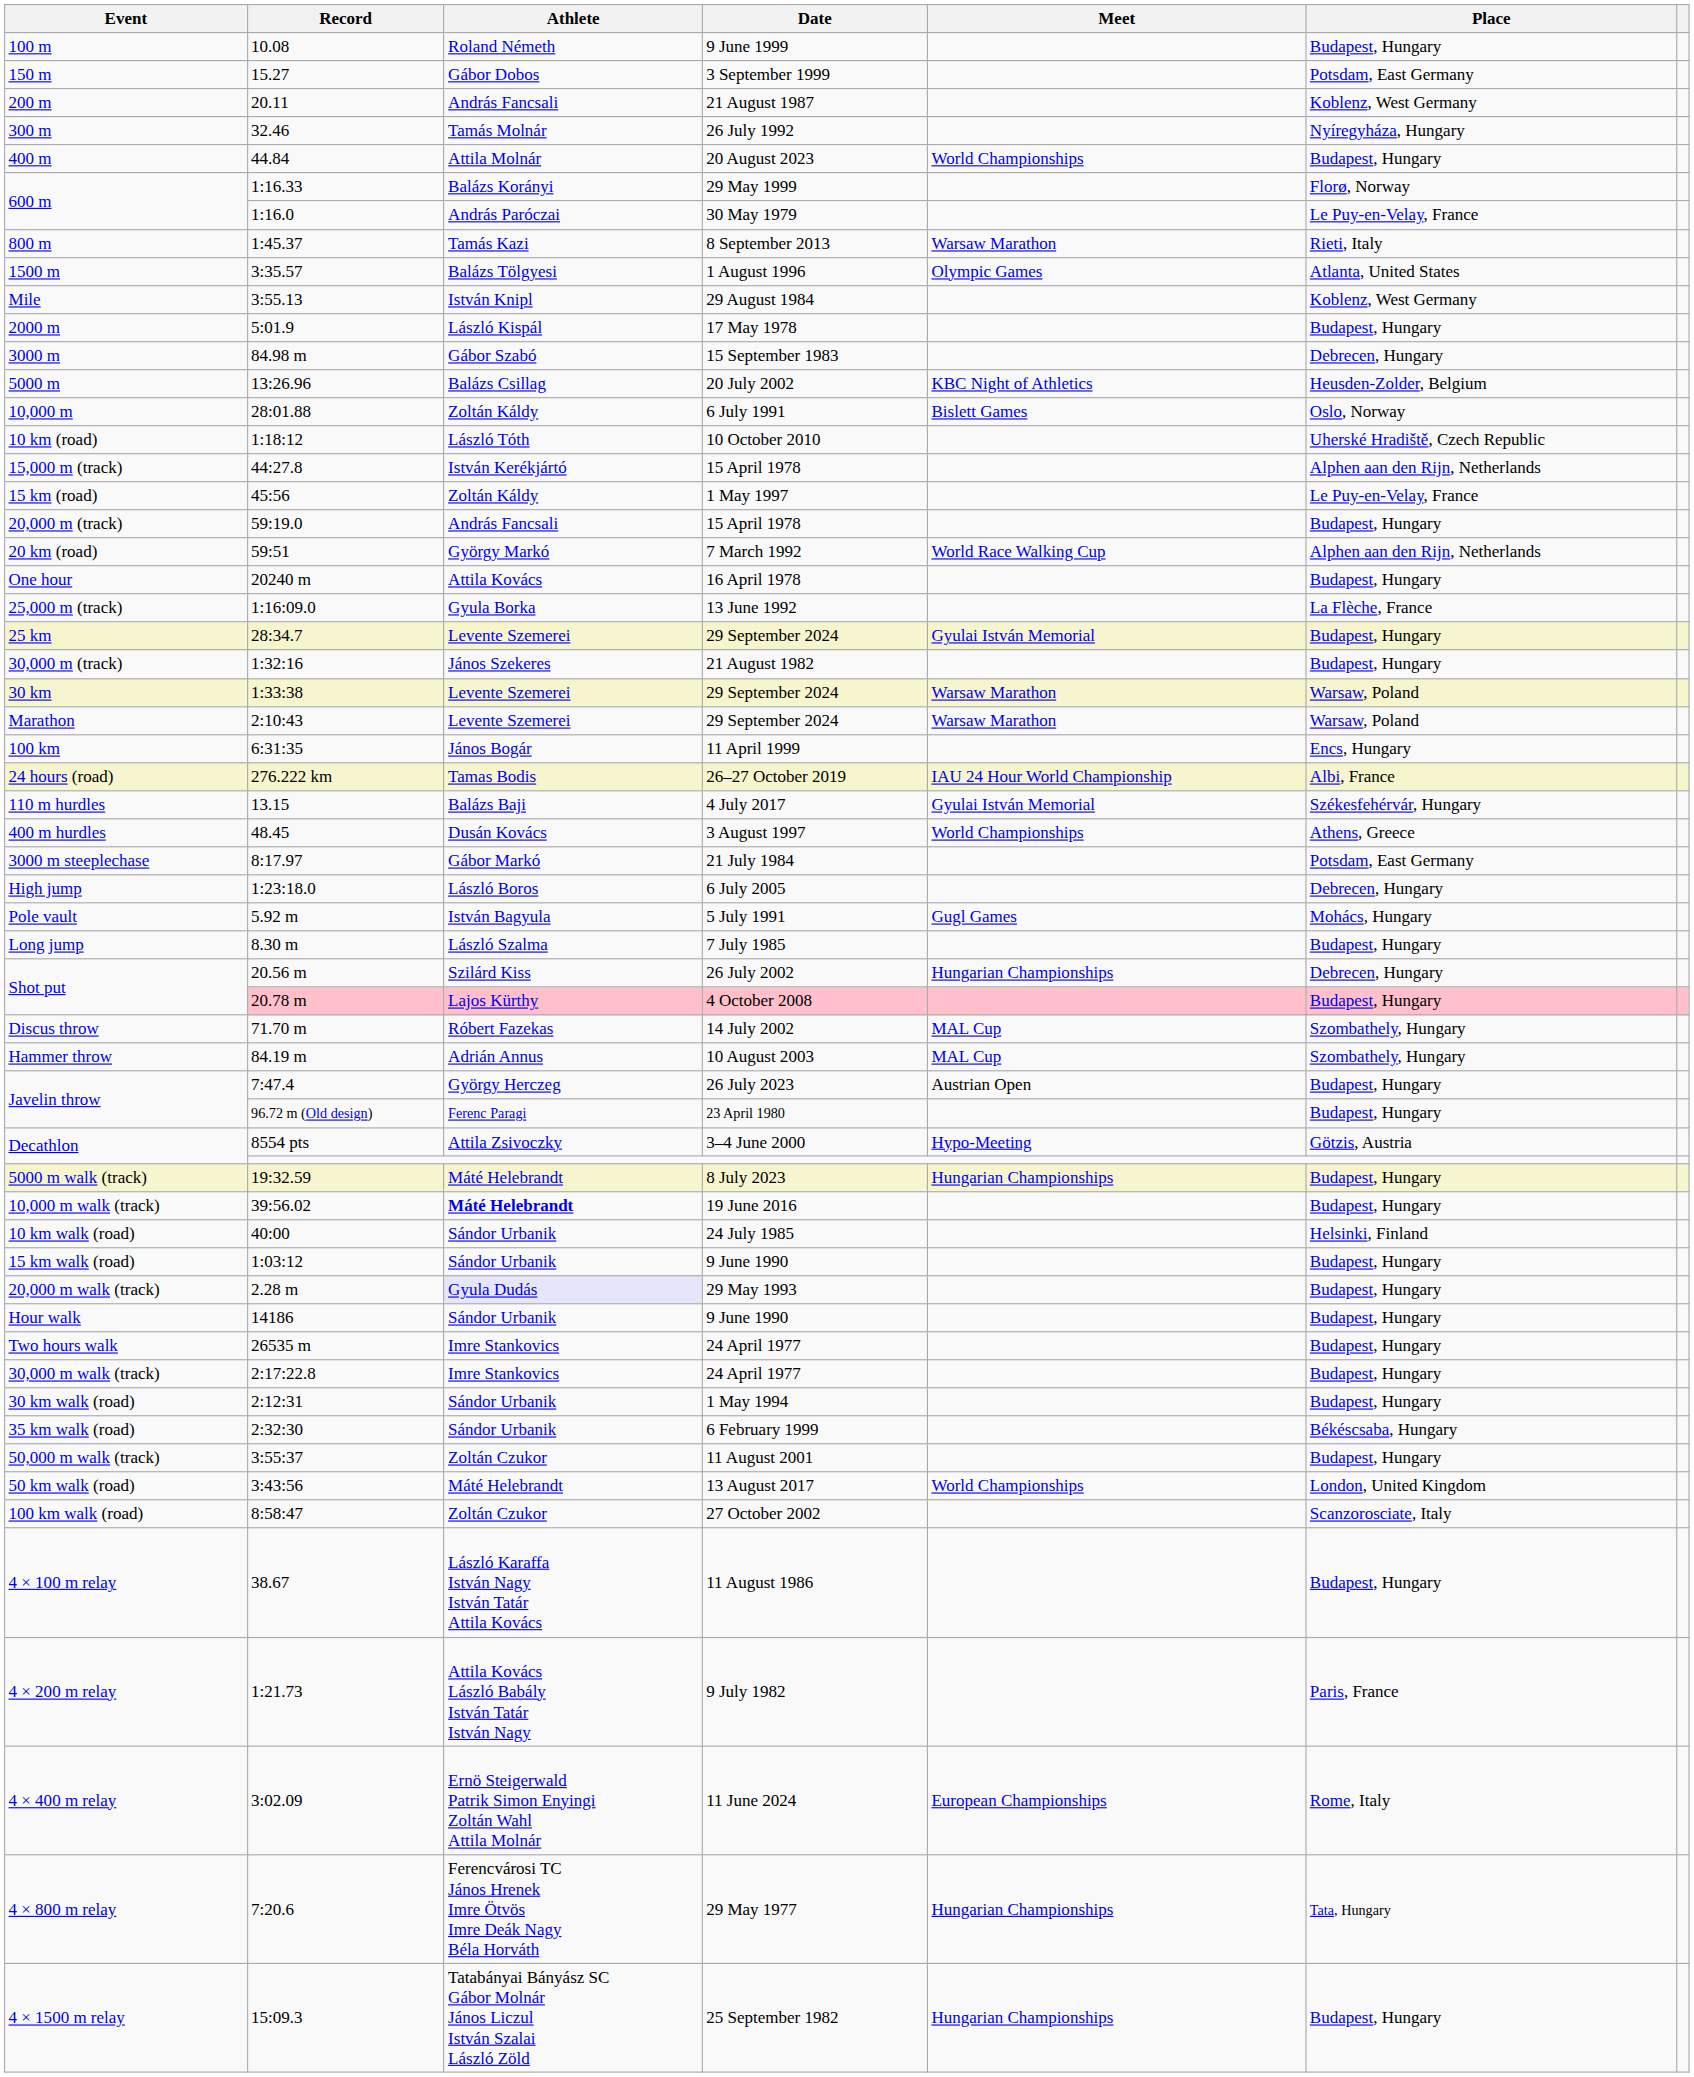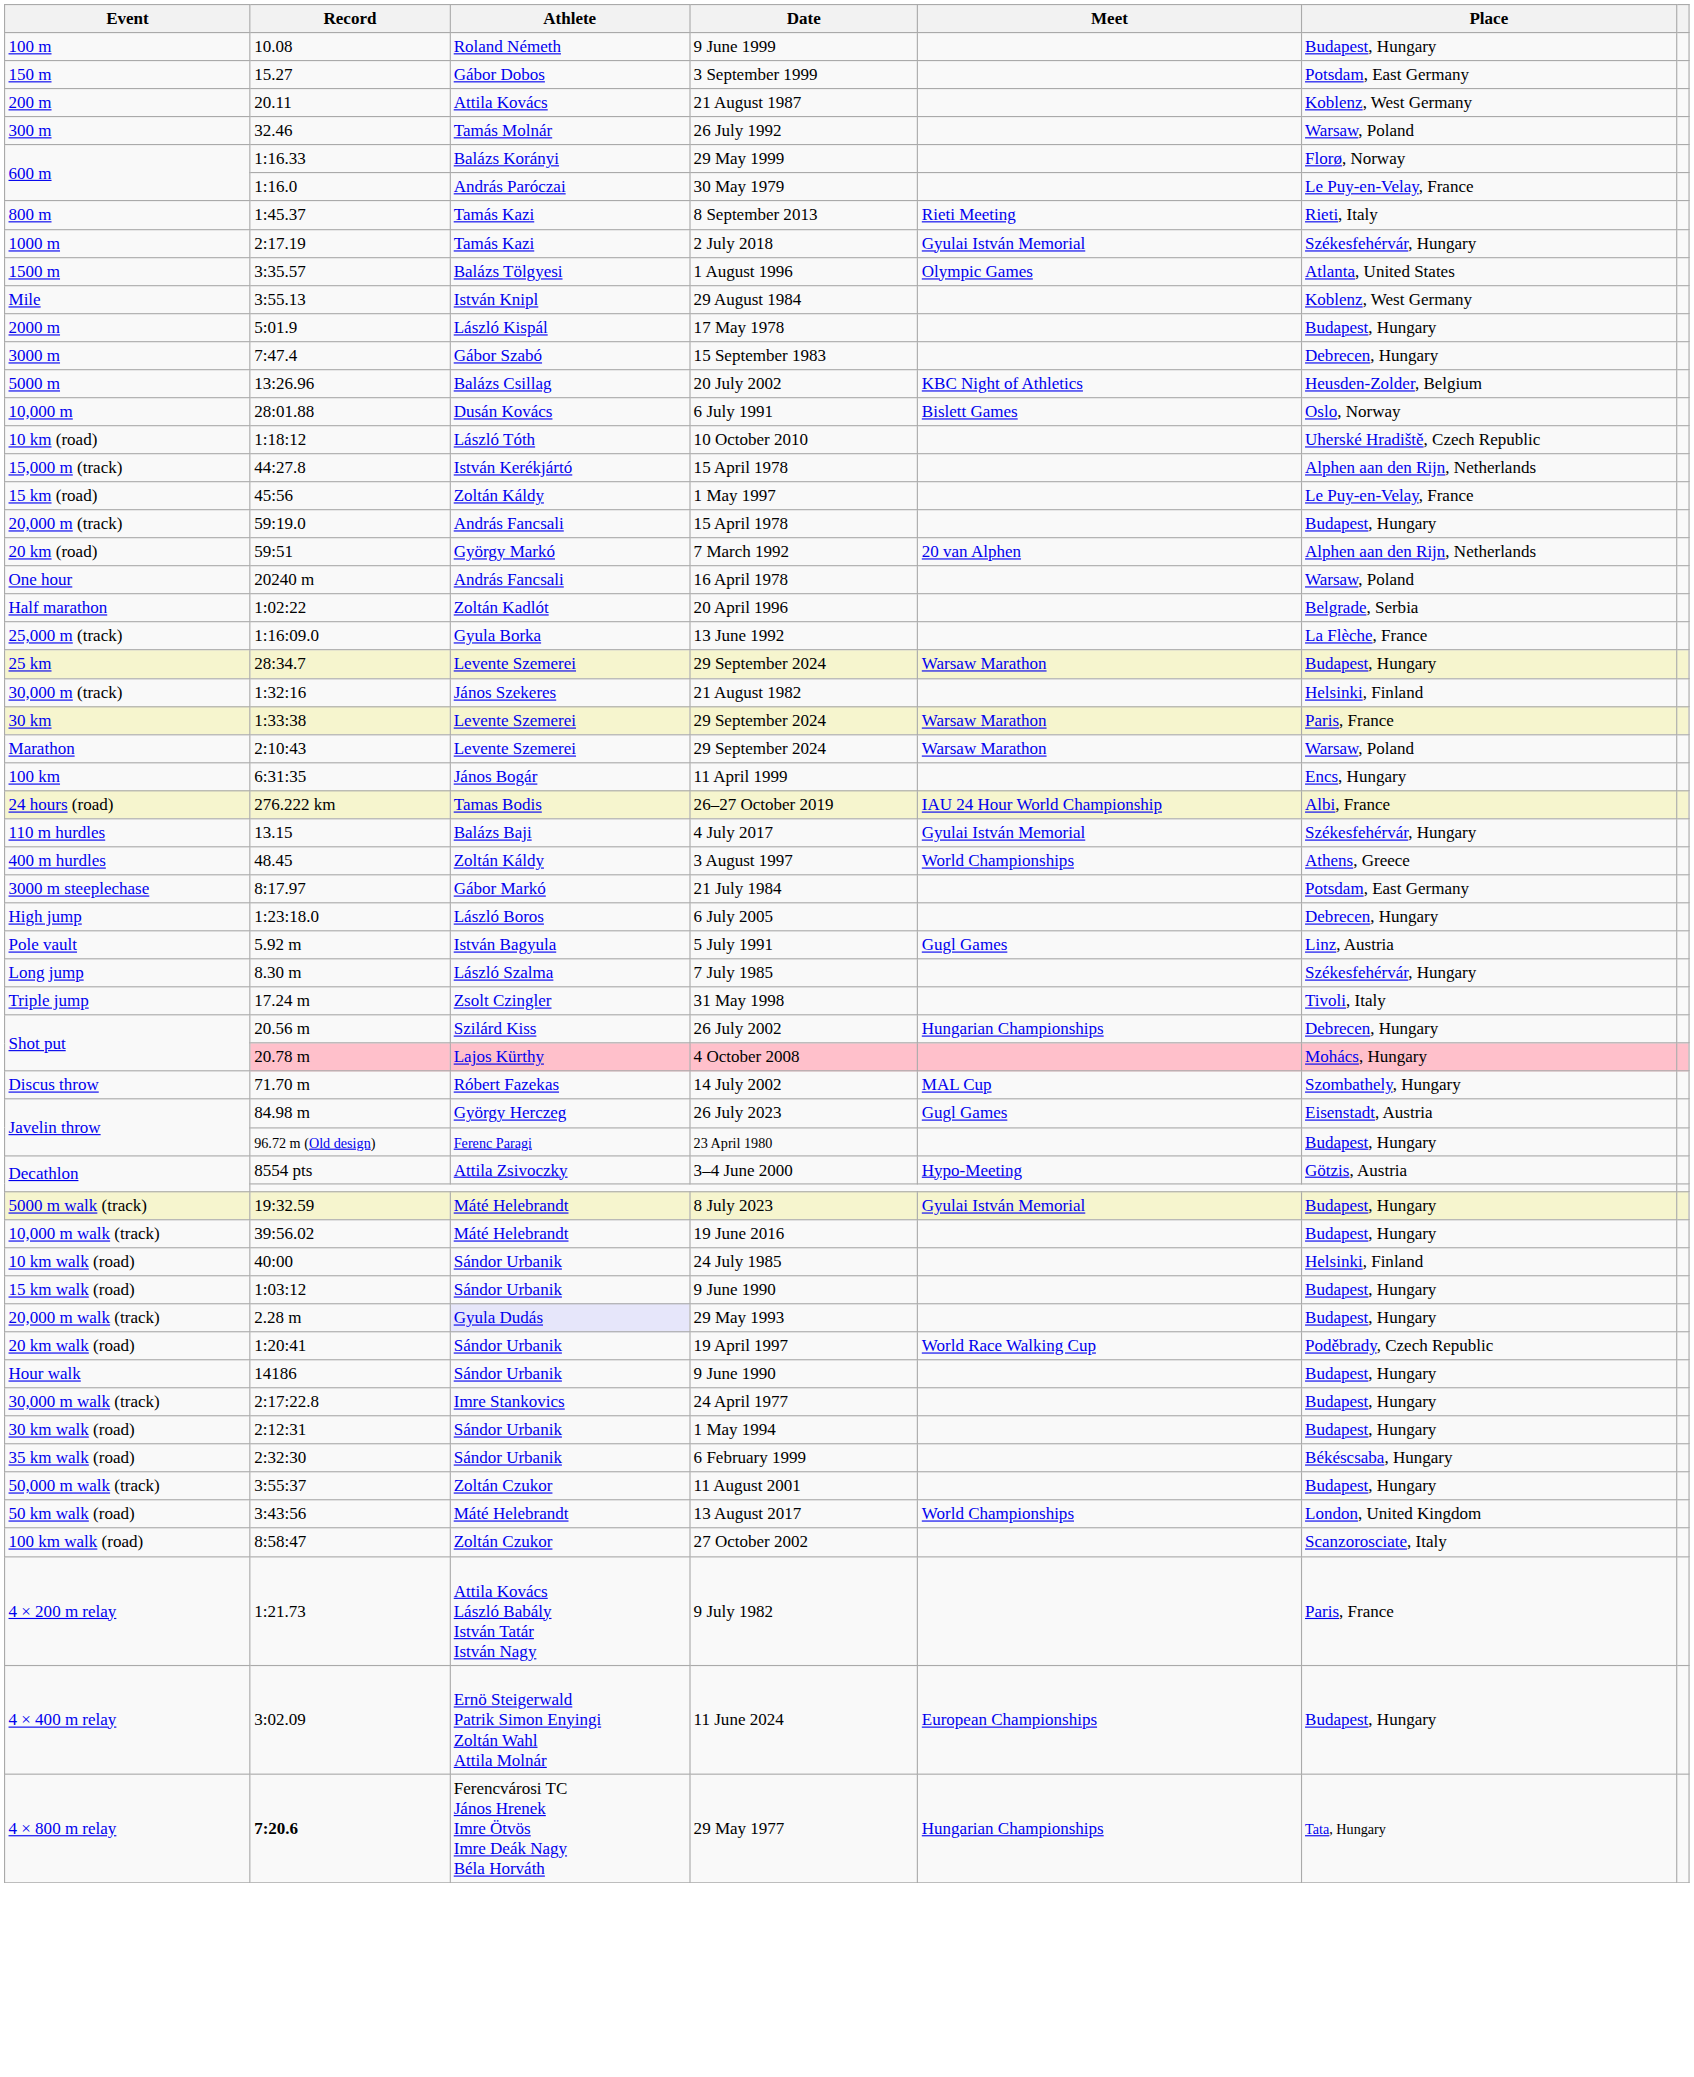(503, 102) András Fancsali -> (501, 102) Attila Kovács
(1387, 131) Nyíregyháza, Hungary -> (1360, 131) Warsaw, Poland
- row: (30, 159)
(994, 243) Warsaw Marathon -> (969, 215) Rieti Meeting
+ row: (34, 243)
(279, 355) 84.98 m -> (276, 355) 7:47.4
(493, 411) Zoltán Káldy -> (503, 411) Dusán Kovács
(1019, 552) World Race Walking Cup -> (971, 552) 20 van Alphen
(495, 580) Attila Kovács -> (509, 580) András Fancsali
(1376, 580) Budapest, Hungary -> (1360, 580) Warsaw, Poland
+ row: (58, 608)
(1013, 636) Gyulai István Memorial -> (984, 664) Warsaw Marathon
(1376, 664) Budapest, Hungary -> (1364, 692) Helsinki, Finland
(1364, 692) Warsaw, Poland -> (1349, 720) Paris, France
(497, 832) Dusán Kovács -> (499, 860) Zoltán Káldy
(1371, 916) Mohács, Hungary -> (1349, 945) Linz, Austria
(1376, 945) Budapest, Hungary -> (1391, 973) Székesfehérvár, Hungary
+ row: (49, 1001)
(1376, 1001) Budapest, Hungary -> (1366, 1057) Mohács, Hungary
- row: (60, 1057)
(273, 1085) 7:47.4 -> (282, 1113) 84.98 m
(981, 1085) Austrian Open -> (965, 1113) Gugl Games
(1376, 1085) Budapest, Hungary -> (1369, 1113) Eisenstadt, Austria
(1022, 1177) Hungarian Championships -> (1004, 1205) Gyulai István Memorial
(511, 1205) bold -> (511, 1233) normal
+ row: (72, 1345)
- row: (63, 1345)
- row: (62, 1582)
(1350, 1800) Rome, Italy -> (1371, 1719) Budapest, Hungary
(273, 1908) normal -> (276, 1828) bold
- row: (67, 2017)
